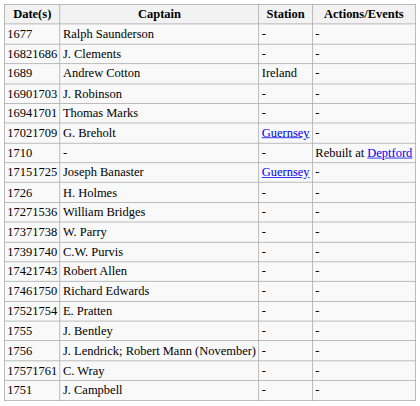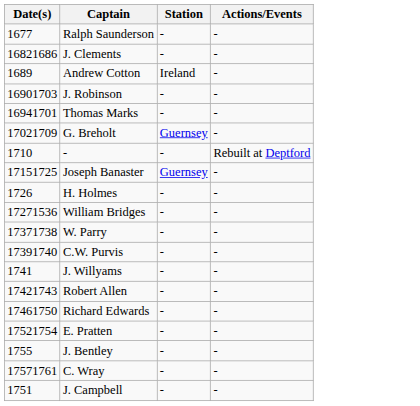+ row: (92, 271)
- row: (159, 350)
